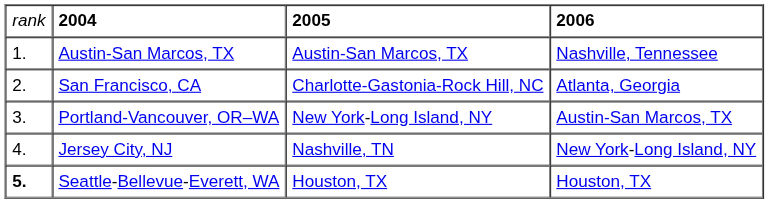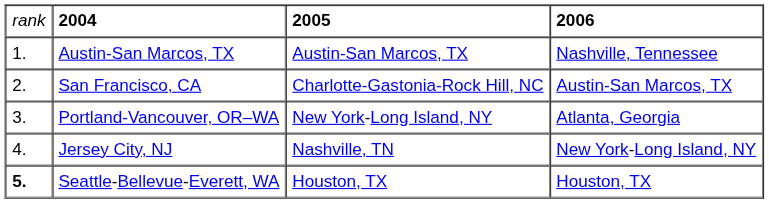(618, 85) Atlanta, Georgia -> (644, 85) Austin-San Marcos, TX
(644, 117) Austin-San Marcos, TX -> (618, 117) Atlanta, Georgia
